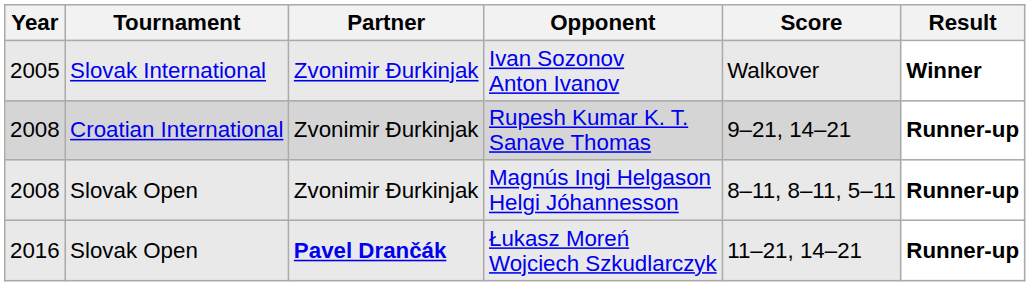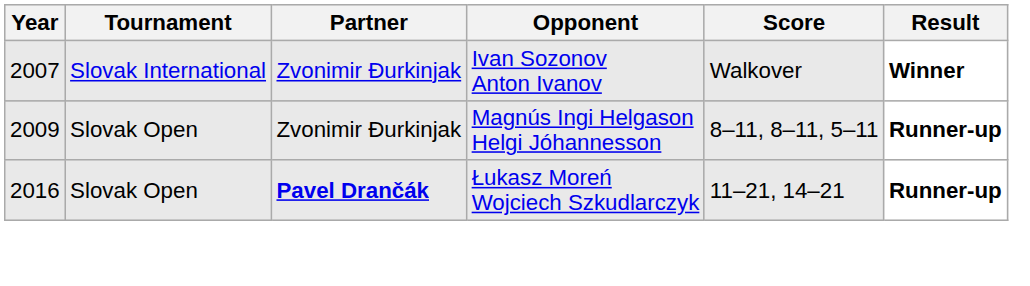(35, 70) 2005 -> (35, 70) 2007
- row: (589, 131)
(35, 191) 2008 -> (35, 131) 2009
